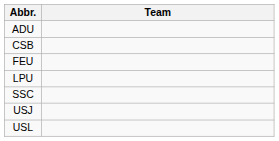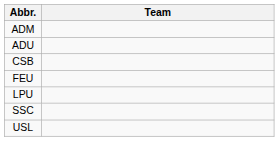+ row: (23, 29)
- row: (23, 111)
